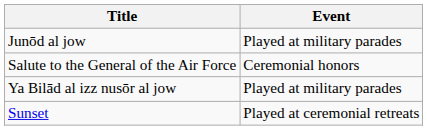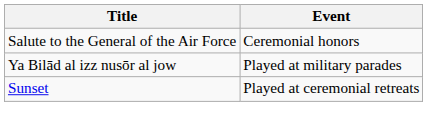- row: (47, 40)
